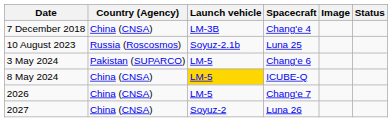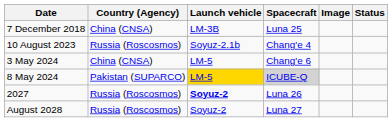(289, 29) Chang'e 4 -> (284, 29) Luna 25
(284, 45) Luna 25 -> (289, 45) Chang'e 4
(138, 61) Pakistan (SUPARCO) -> (121, 61) China (CNSA)
(121, 77) China (CNSA) -> (138, 77) Pakistan (SUPARCO)
(287, 77) no background -> (287, 77) lightgrey background
- row: (18, 93)
(121, 109) China (CNSA) -> (136, 93) Russia (Roscosmos)
(208, 109) normal -> (209, 93) bold
+ row: (34, 109)
